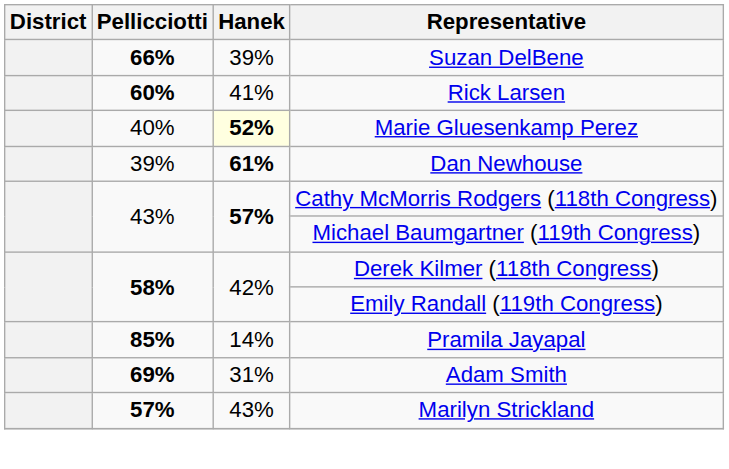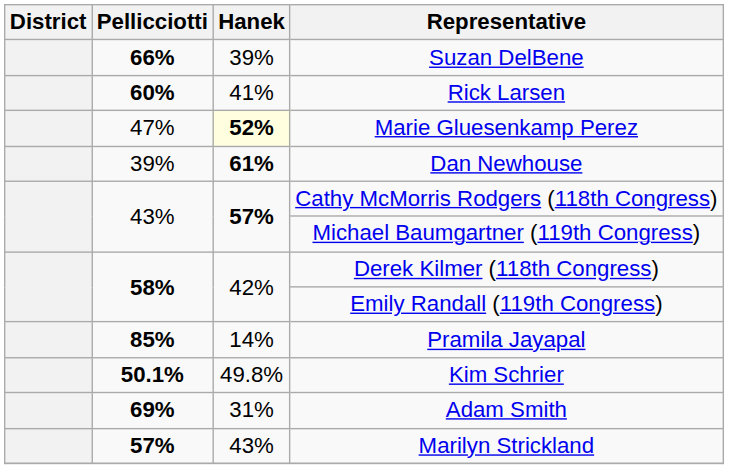(152, 127) 40% -> (152, 127) 47%
+ row: (506, 374)
